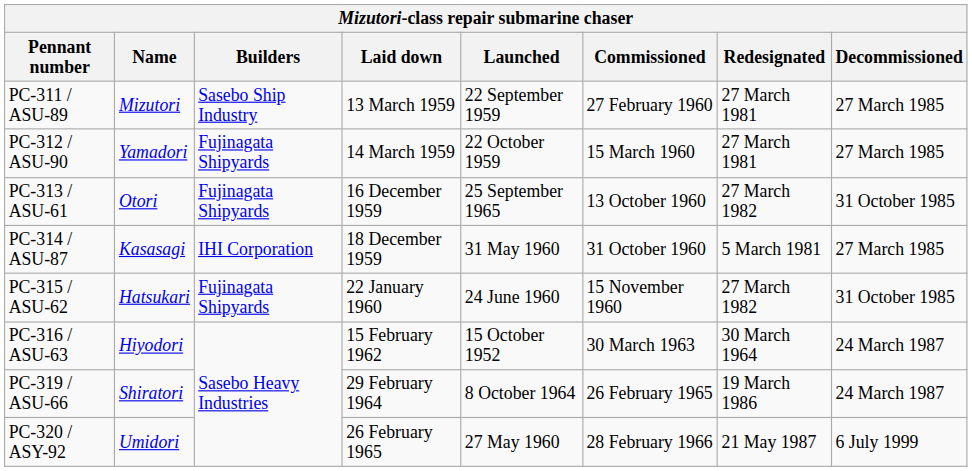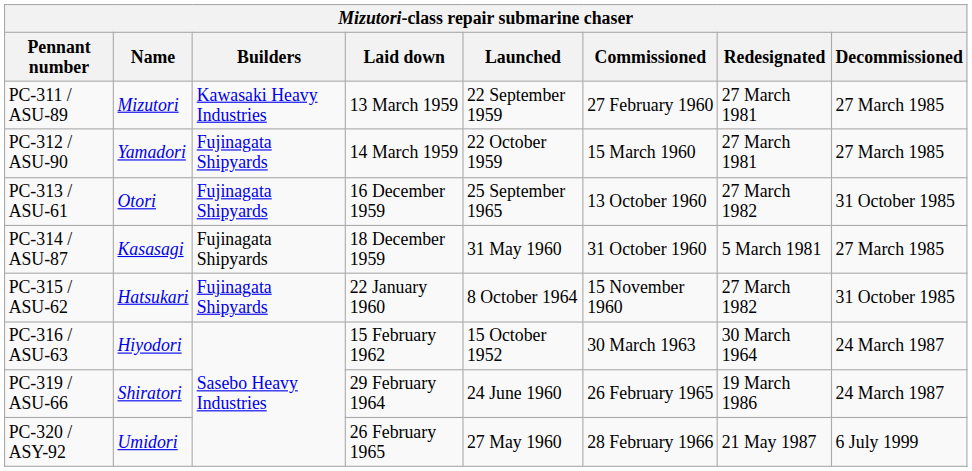(242, 104) Sasebo Ship Industry -> (257, 104) Kawasaki Heavy Industries
(256, 249) IHI Corporation -> (234, 249) Fujinagata Shipyards
(512, 297) 24 June 1960 -> (522, 297) 8 October 1964
(520, 393) 8 October 1964 -> (514, 393) 24 June 1960
